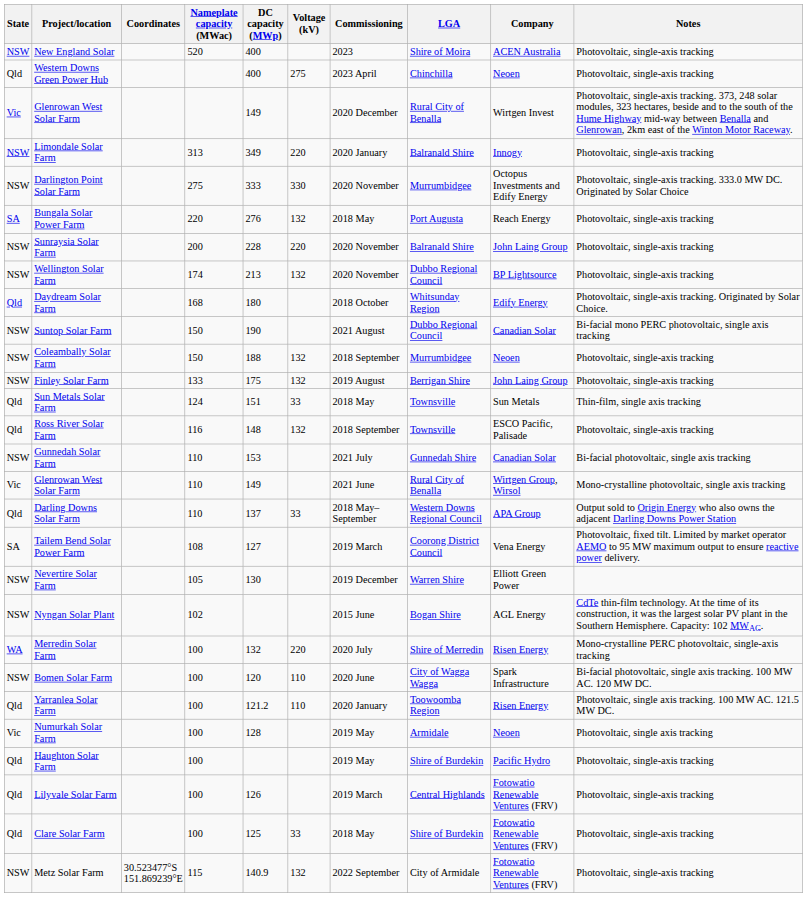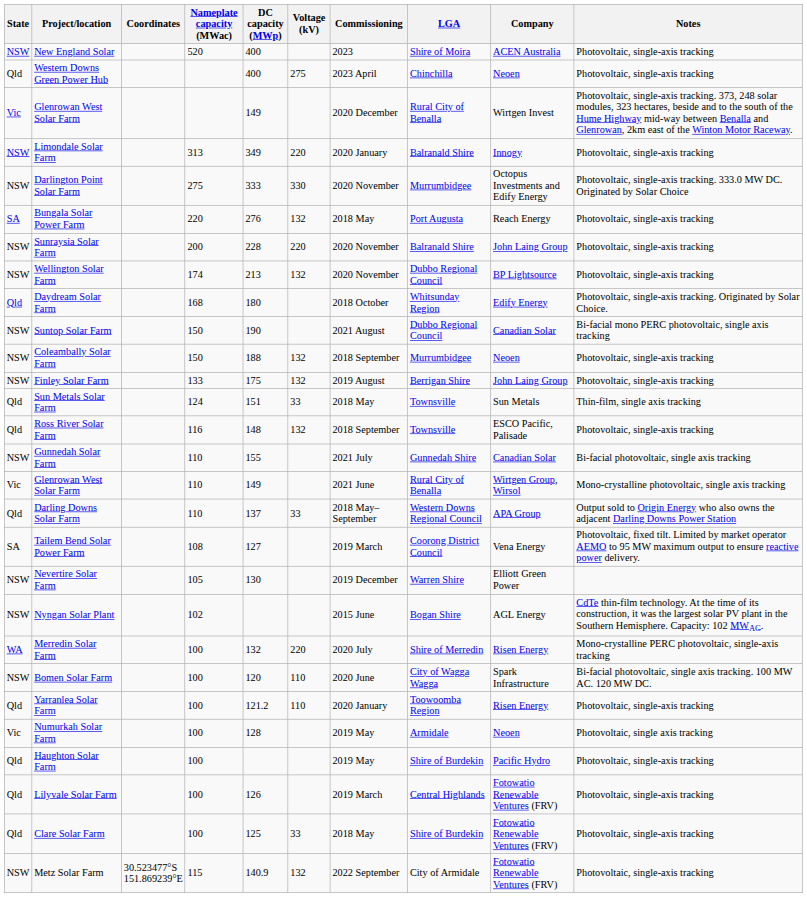(253, 457) 153 -> (253, 457) 155
(688, 705) Photovoltaic, single axis tracking. 100 MW AC. 121.5 MW DC. -> (645, 705) Photovoltaic, single-axis tracking
